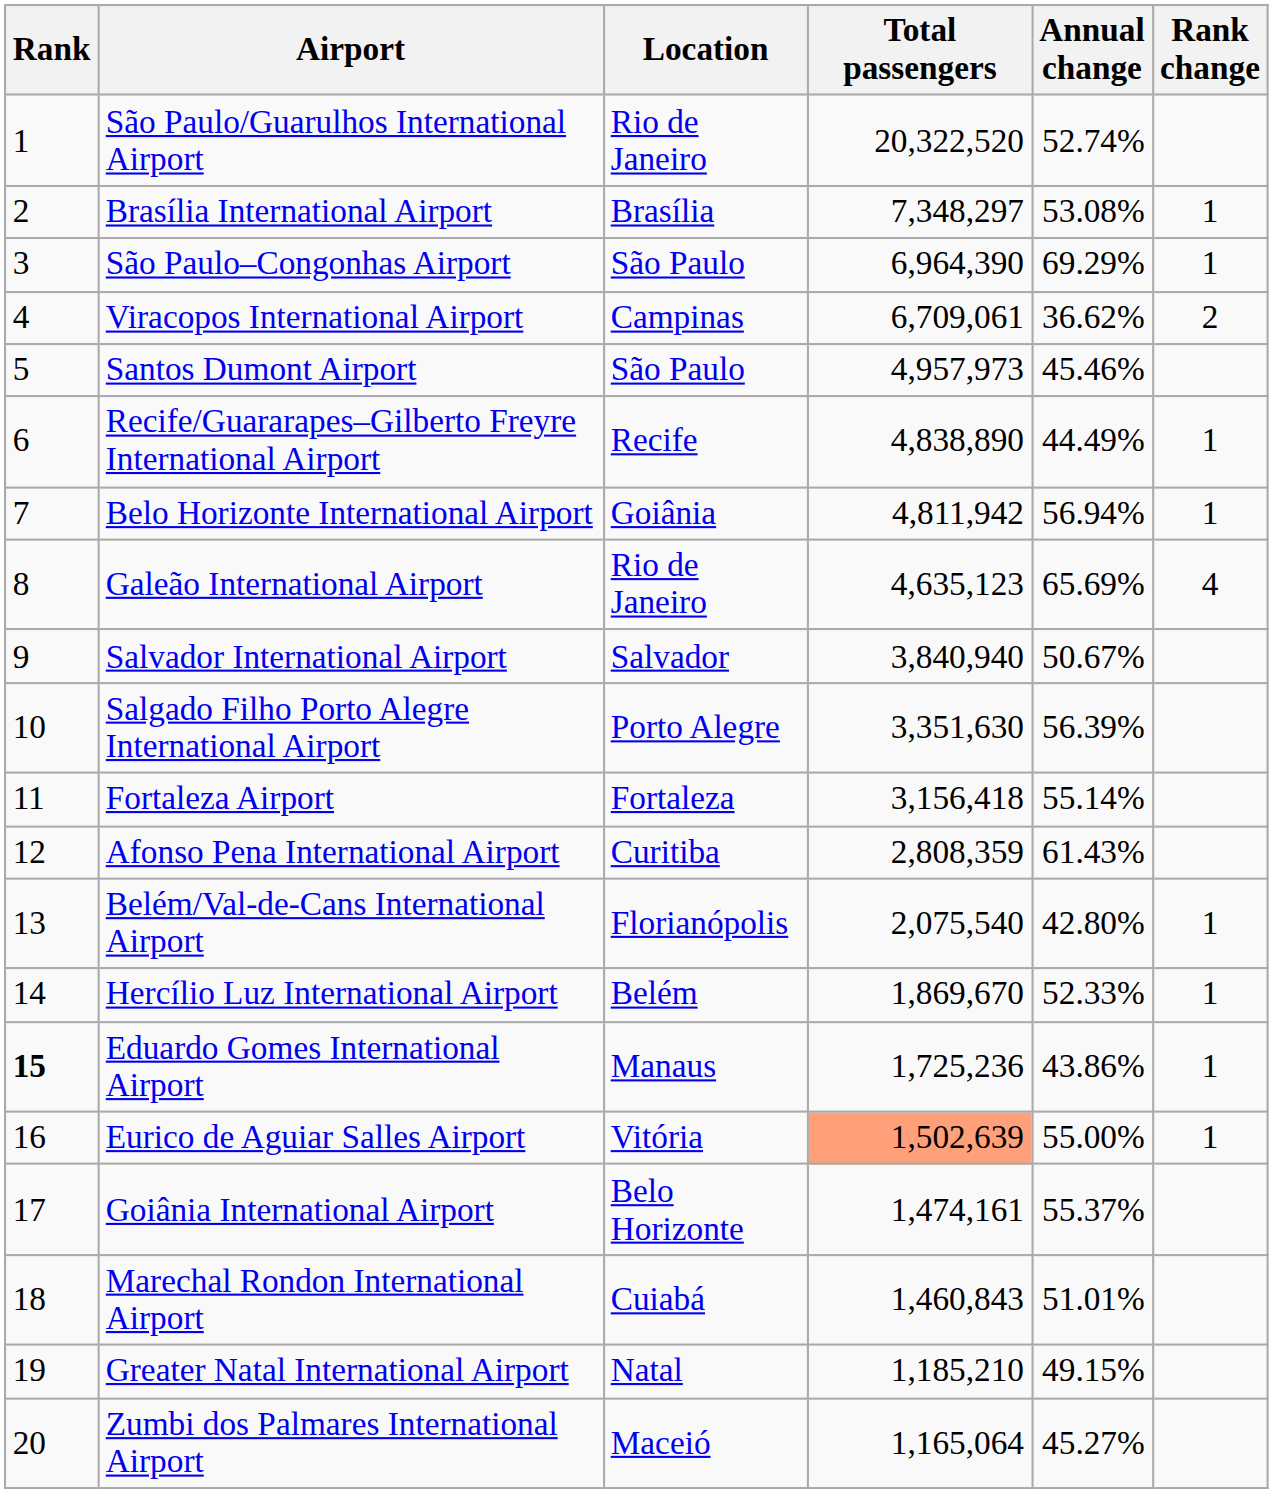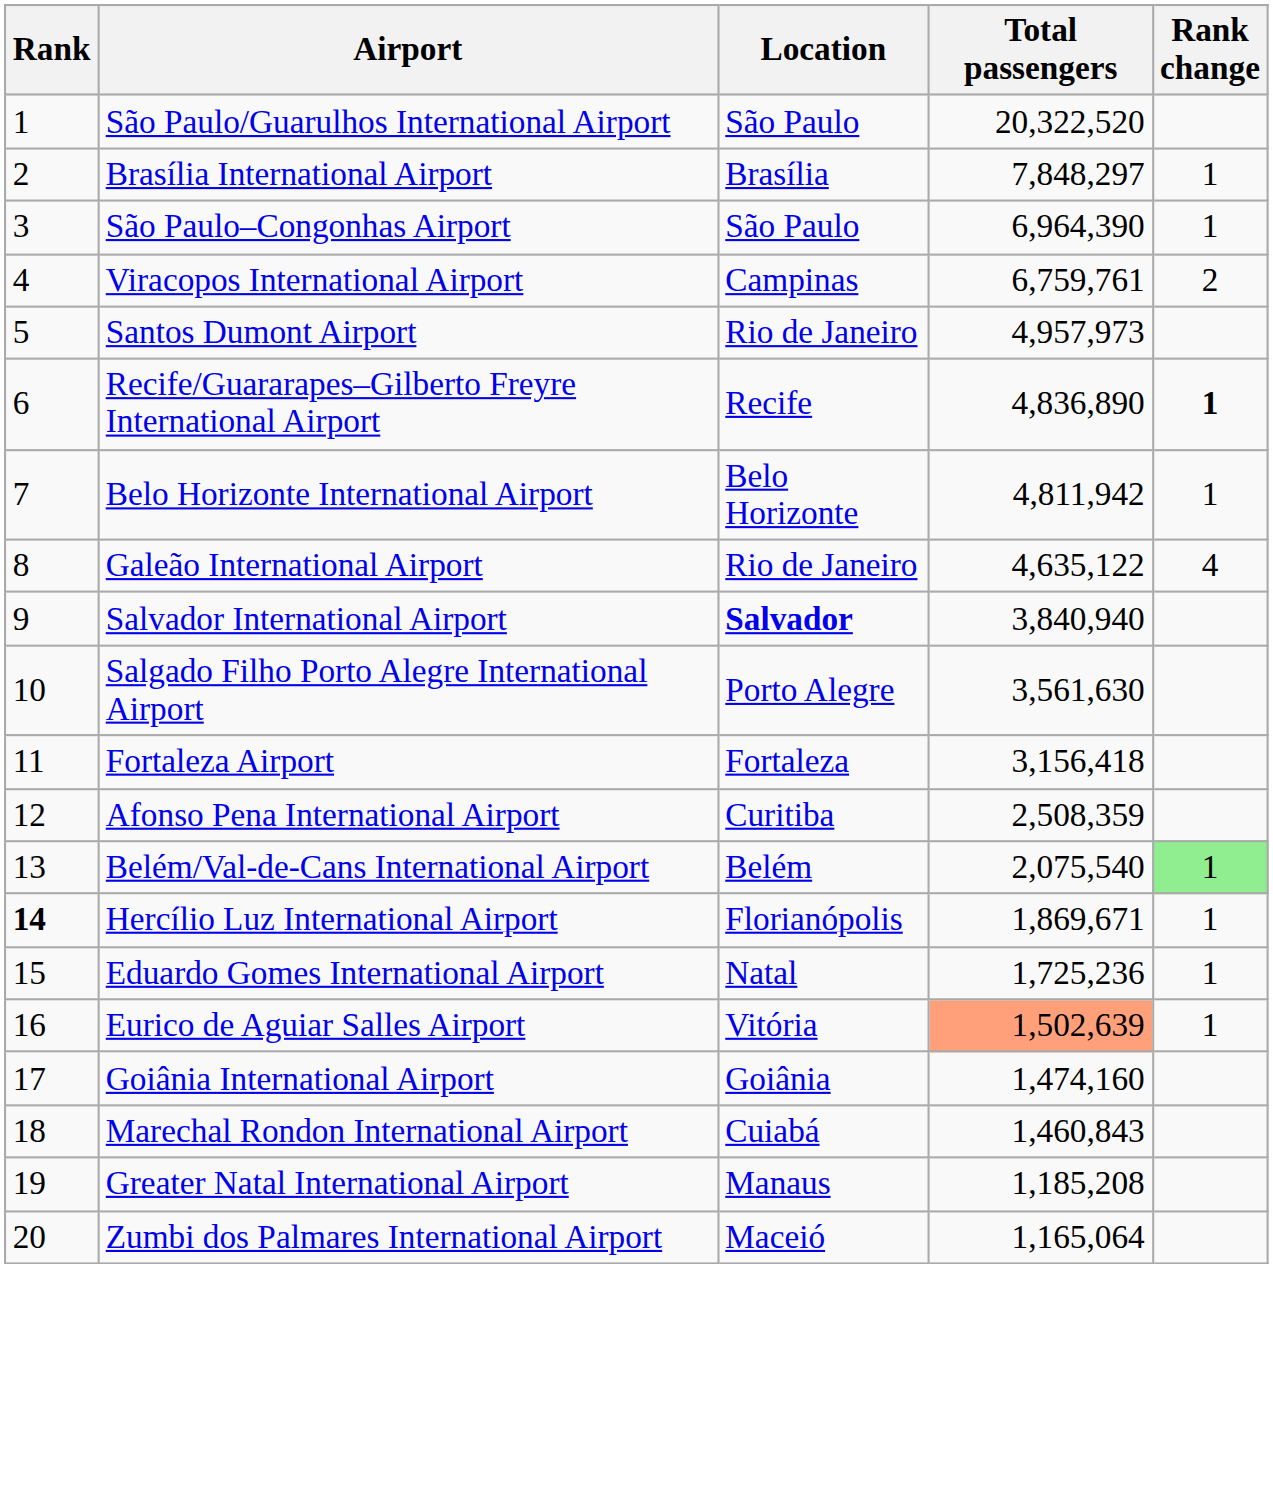- column: (1092, 49)
(659, 139) Rio de Janeiro -> (792, 121) São Paulo
(957, 211) 7,348,297 -> (1078, 173) 7,848,297
(957, 316) 6,709,061 -> (1078, 279) 6,759,761
(678, 369) São Paulo -> (821, 332) Rio de Janeiro
(957, 441) 4,838,890 -> (1078, 403) 4,836,890
(1210, 441) normal -> (1210, 403) bold
(663, 512) Goiânia -> (792, 493) Belo Horizonte
(957, 584) 4,635,123 -> (1078, 565) 4,635,122
(670, 655) normal -> (789, 618) bold
(957, 727) 3,351,630 -> (1078, 689) 3,561,630
(957, 851) 2,808,359 -> (1078, 814) 2,508,359
(699, 922) Florianópolis -> (769, 866) Belém
(1210, 922) no background -> (1210, 866) lightgreen background
(29, 994) normal -> (29, 919) bold
(654, 994) Belém -> (814, 919) Florianópolis
(957, 994) 1,869,670 -> (1078, 919) 1,869,671
(29, 1065) bold -> (29, 972) normal
(663, 1065) Manaus -> (761, 972) Natal
(677, 1208) Belo Horizonte -> (778, 1077) Goiânia
(957, 1208) 1,474,161 -> (1078, 1077) 1,474,160
(647, 1370) Natal -> (778, 1183) Manaus
(957, 1370) 1,185,210 -> (1078, 1183) 1,185,208
